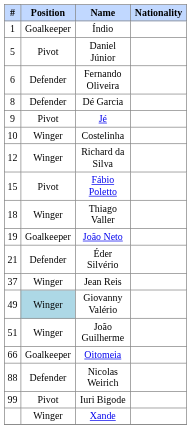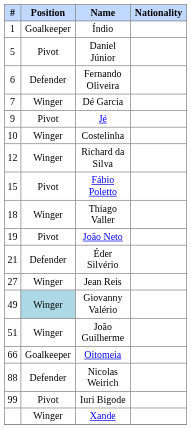(13, 102) 8 -> (13, 102) 7
(48, 102) Defender -> (48, 102) Winger
(48, 237) Goalkeeper -> (48, 237) Pivot
(13, 281) 37 -> (13, 281) 27
